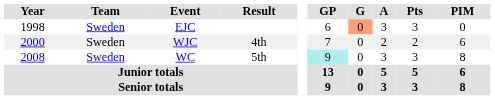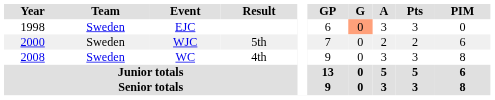(259, 42) 4th -> (259, 42) 5th
(259, 57) 5th -> (259, 57) 4th
(328, 57) paleturquoise background -> (328, 57) no background
